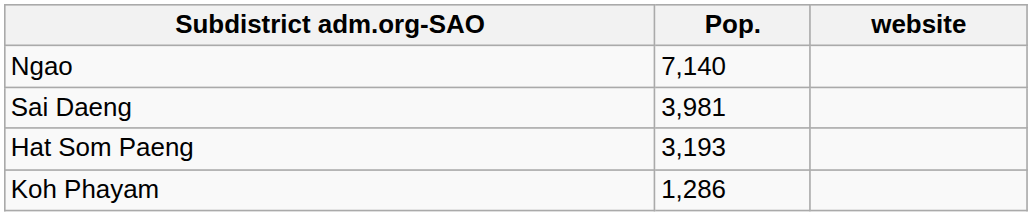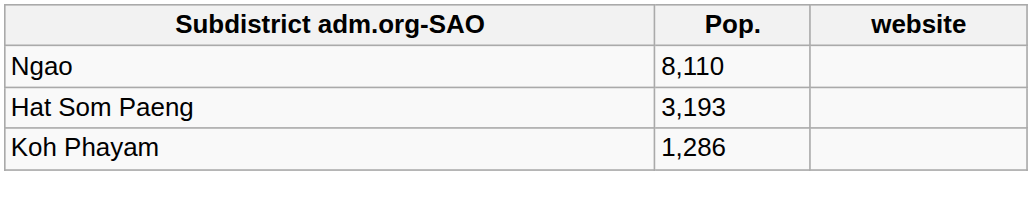(694, 66) 7,140 -> (693, 66) 8,110
- row: (71, 107)
